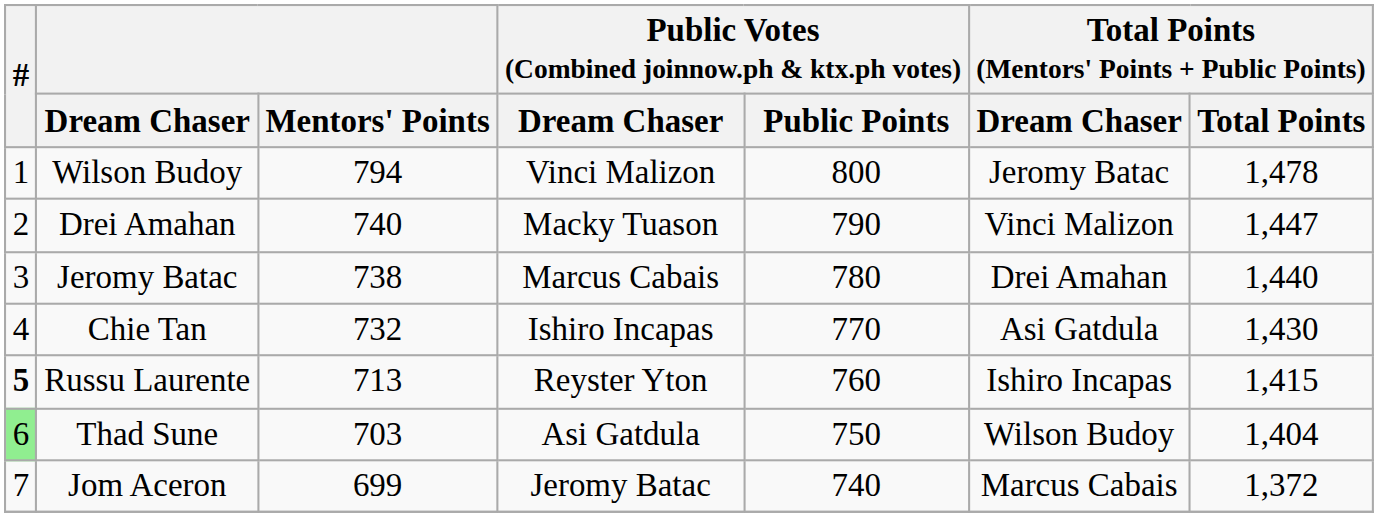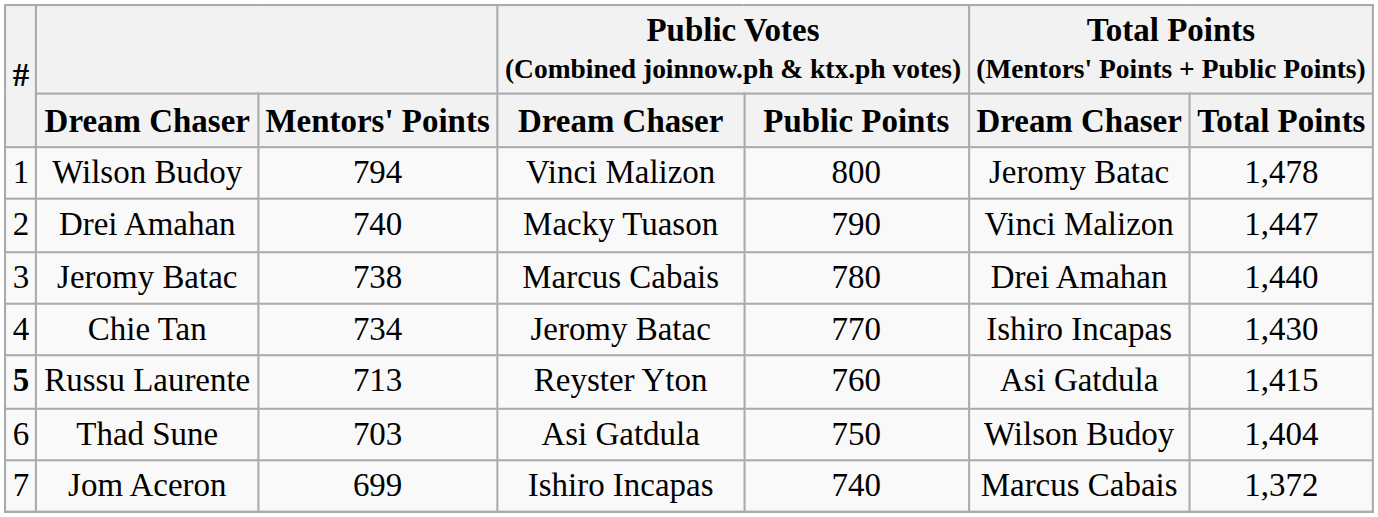(378, 329) 732 -> (378, 329) 734
(621, 329) Ishiro Incapas -> (621, 329) Jeromy Batac
(1079, 329) Asi Gatdula -> (1079, 329) Ishiro Incapas
(1079, 381) Ishiro Incapas -> (1079, 381) Asi Gatdula
(21, 433) lightgreen background -> (21, 433) no background
(621, 485) Jeromy Batac -> (621, 485) Ishiro Incapas
